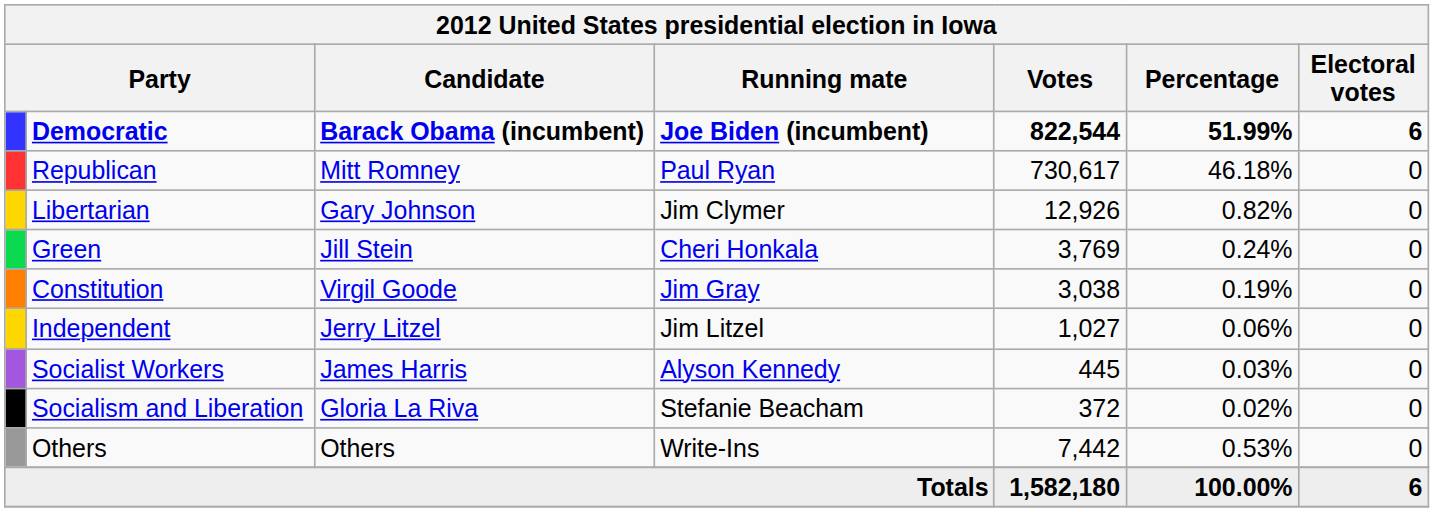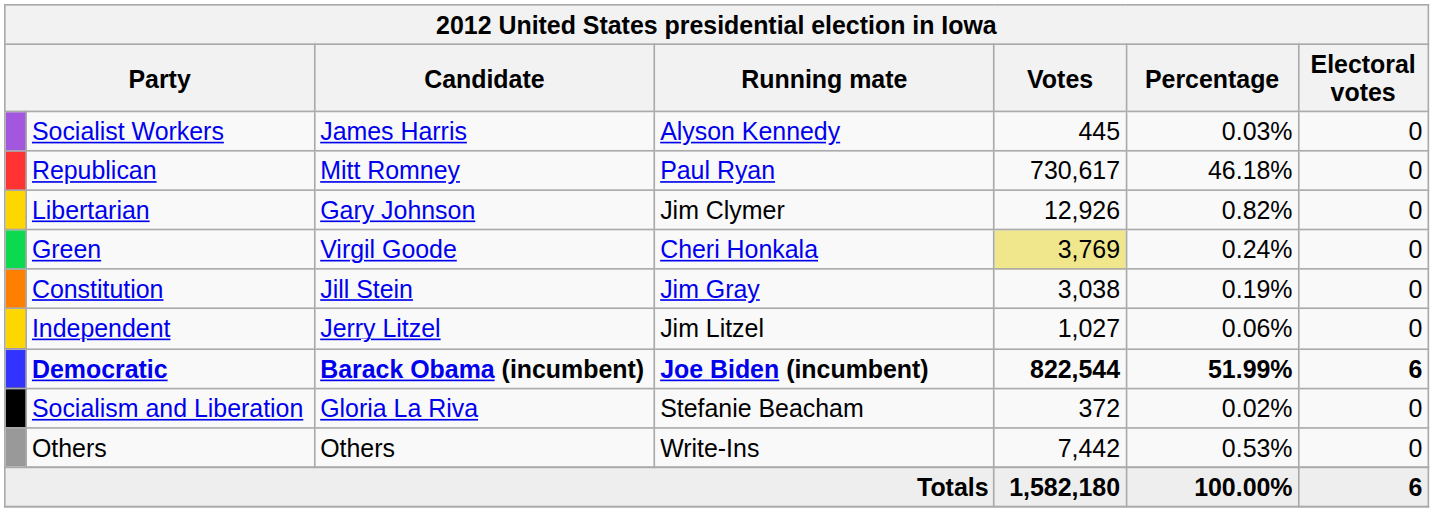rows swapped: (100, 132) <-> (128, 368)
(367, 250) Jill Stein -> (389, 250) Virgil Goode
(1089, 250) no background -> (1089, 250) khaki background
(389, 289) Virgil Goode -> (367, 289) Jill Stein
